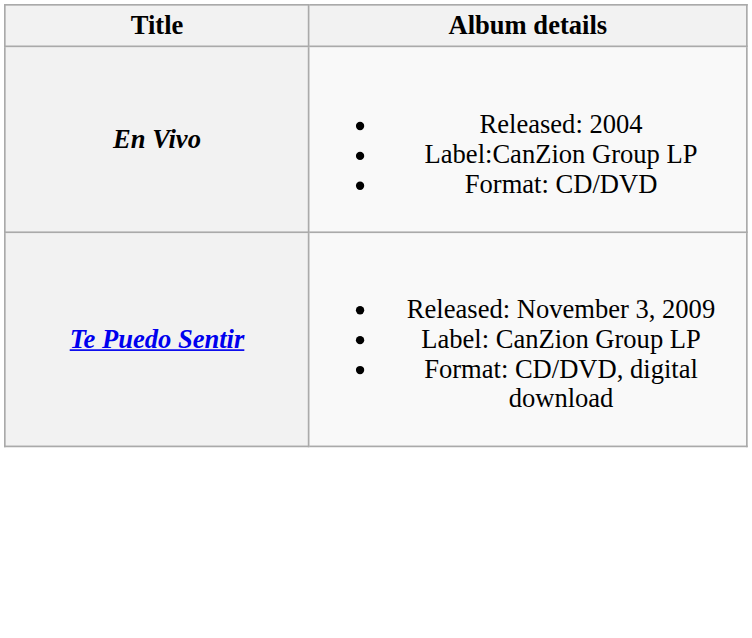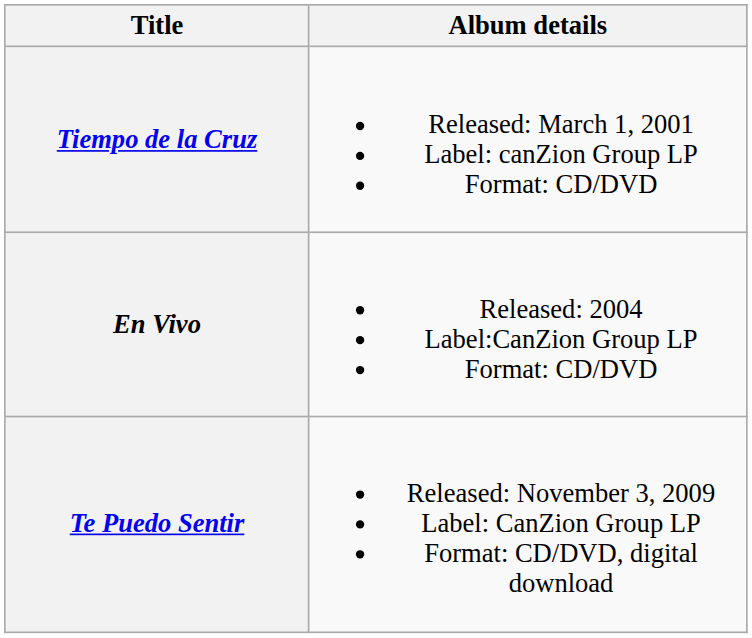+ row: (157, 139)
